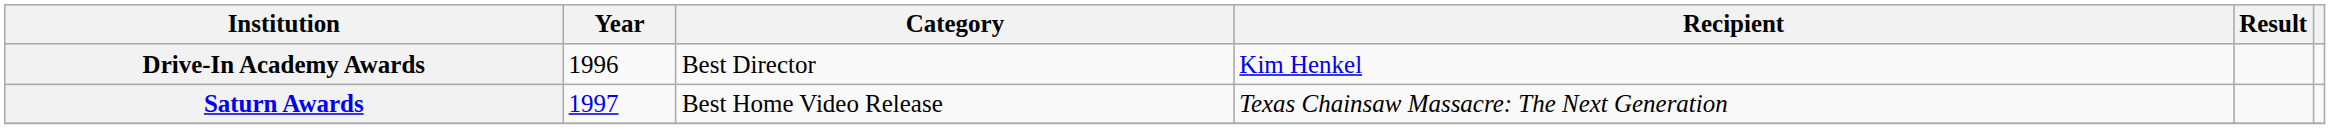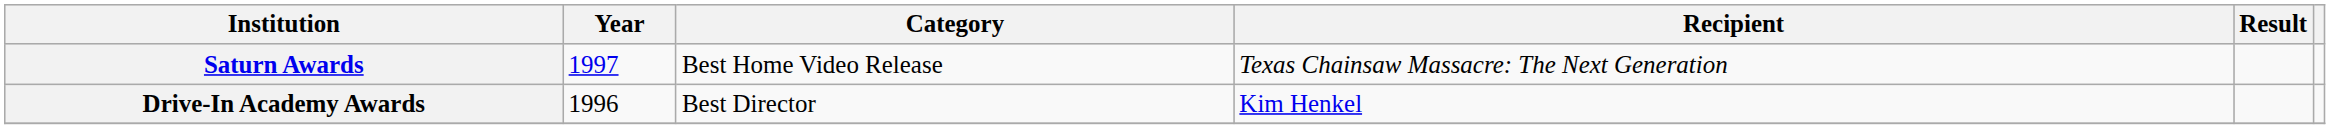rows swapped: (284, 63) <-> (284, 103)
